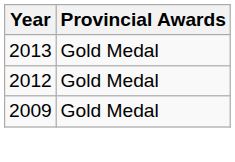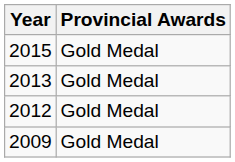+ row: (30, 50)
